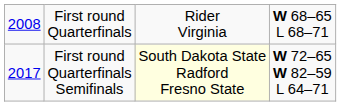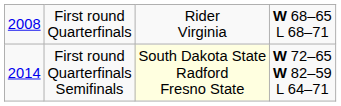(24, 72) 2017 -> (24, 72) 2014
